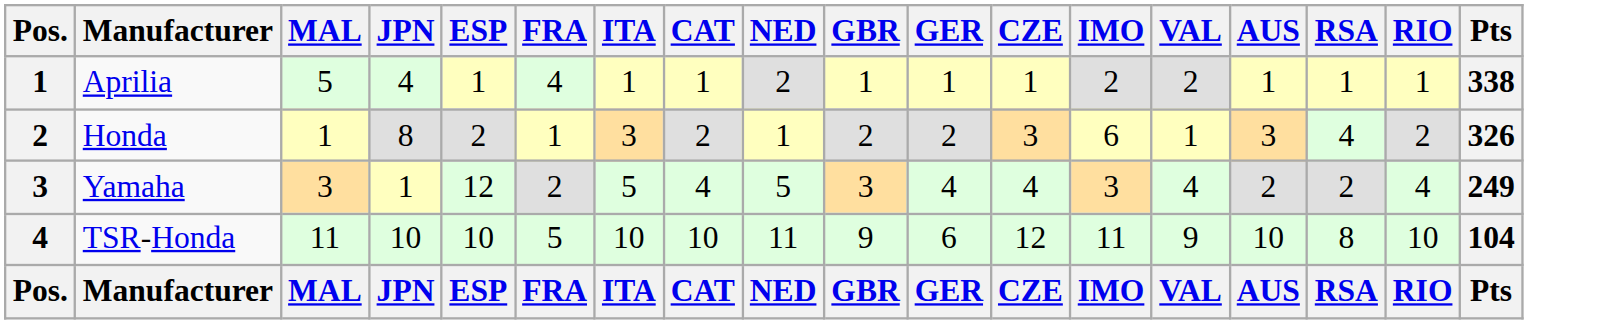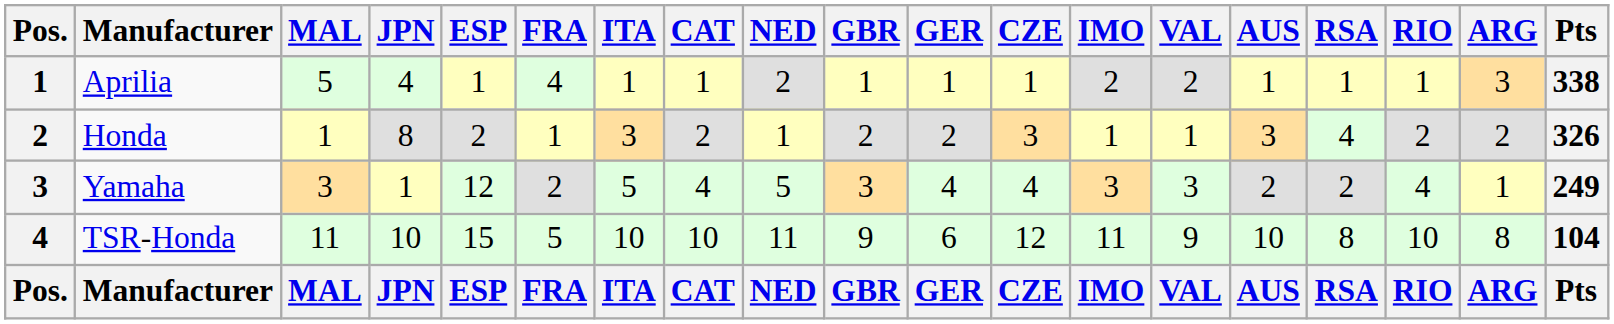+ column: (1502, 30)
(1111, 134) 6 -> (1111, 134) 1
(1191, 186) 4 -> (1191, 186) 3
(478, 238) 10 -> (478, 238) 15
